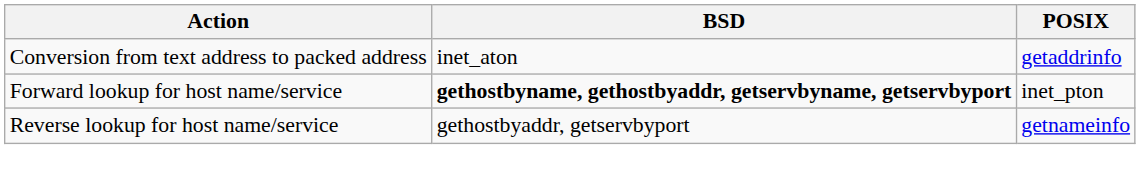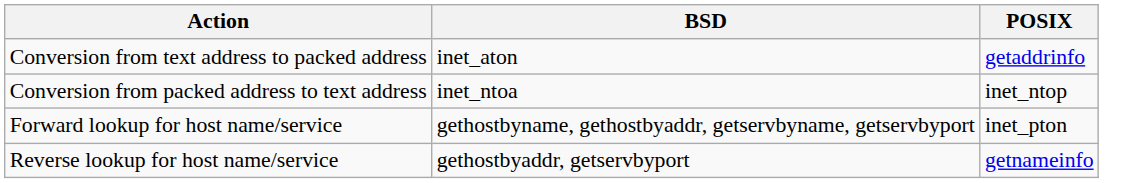+ row: (218, 90)
(724, 90) bold -> (706, 125) normal
